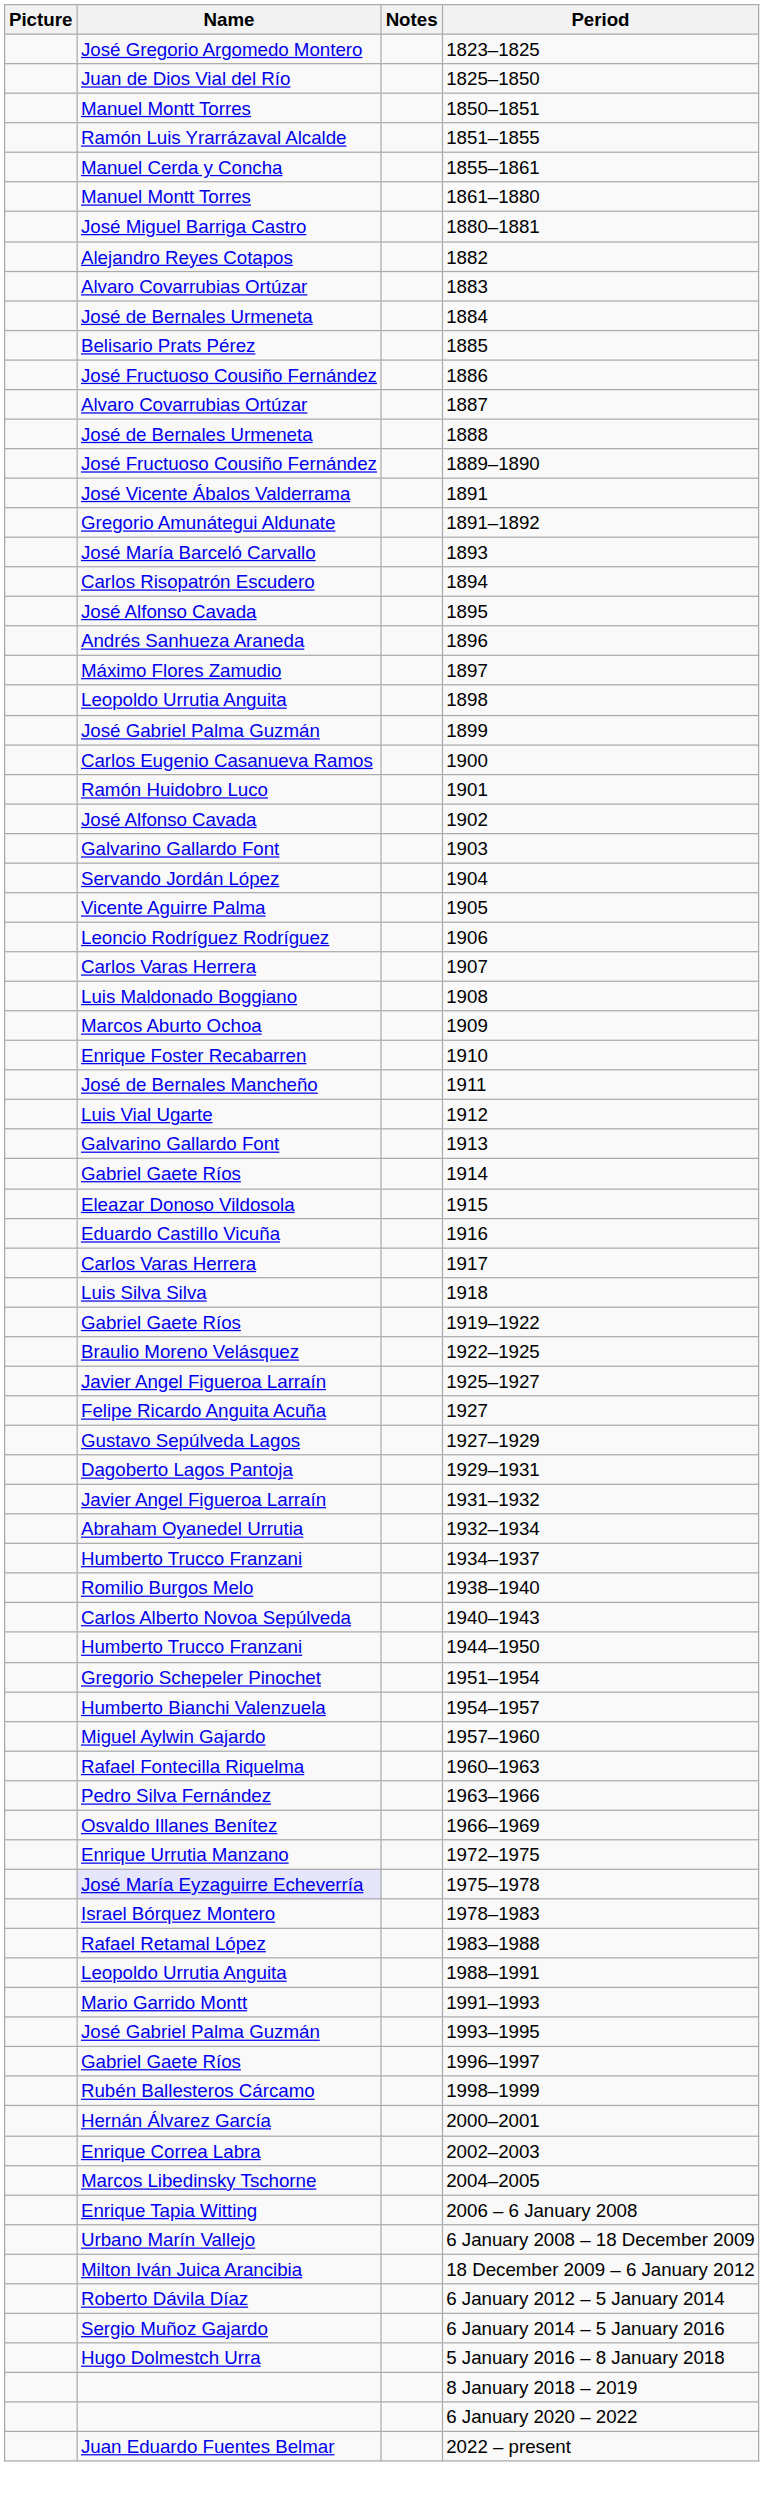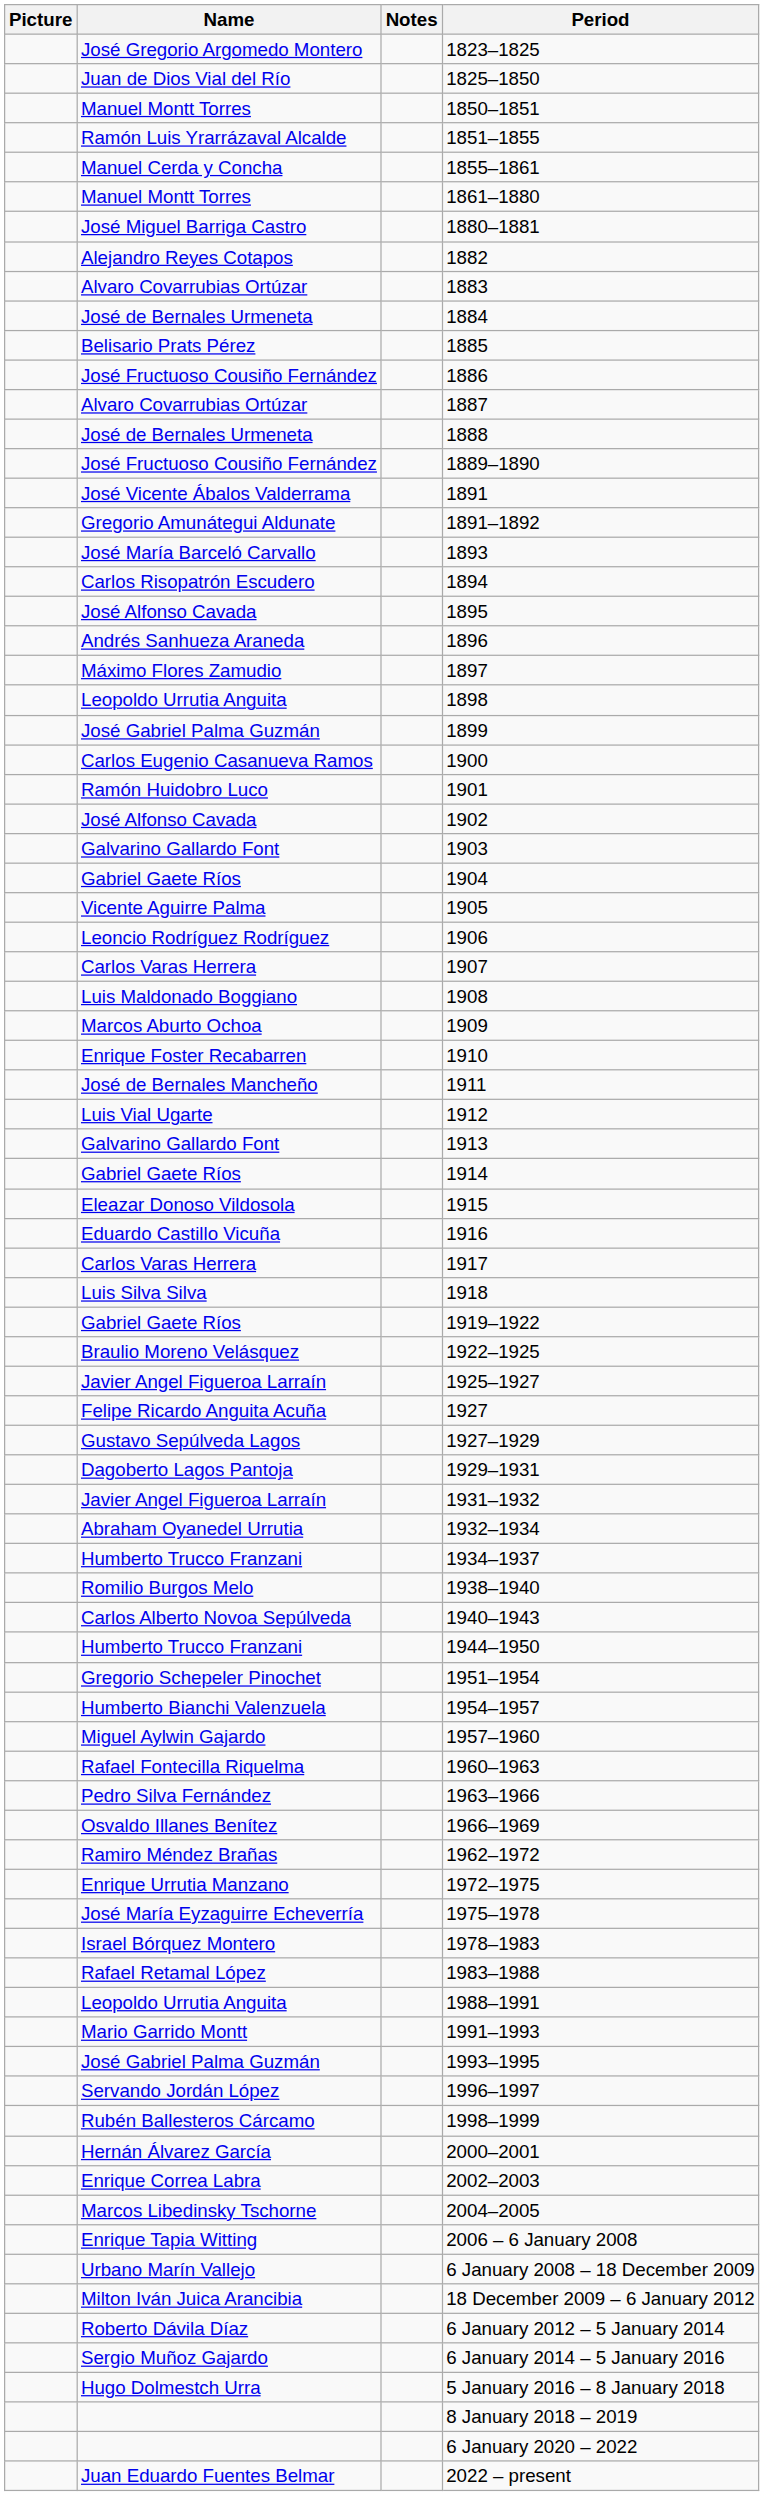(180, 878) Servando Jordán López -> (161, 878) Gabriel Gaete Ríos
+ row: (493, 1855)
(222, 1884) lavender background -> (222, 1914) no background
(161, 2062) Gabriel Gaete Ríos -> (180, 2091) Servando Jordán López
